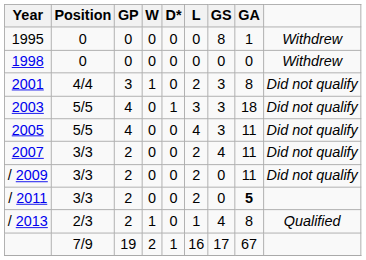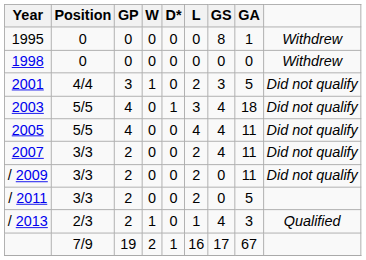(249, 84) 8 -> (249, 84) 5
(221, 107) 3 -> (221, 107) 4
(221, 130) 3 -> (221, 130) 4
(249, 198) bold -> (249, 198) normal
(249, 221) 8 -> (249, 221) 3
